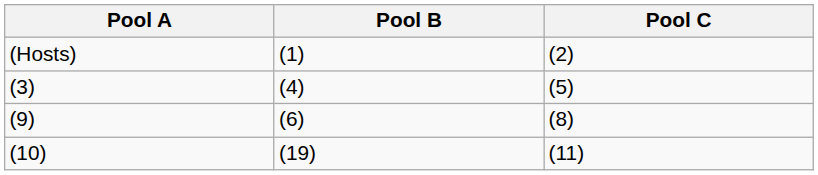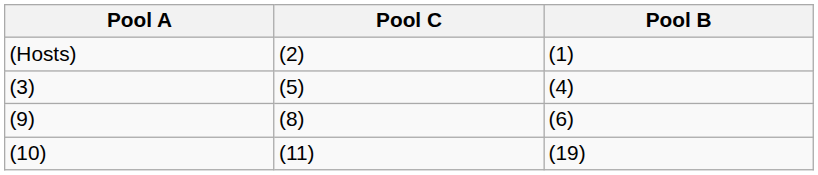columns swapped: (409, 20) <-> (679, 20)
